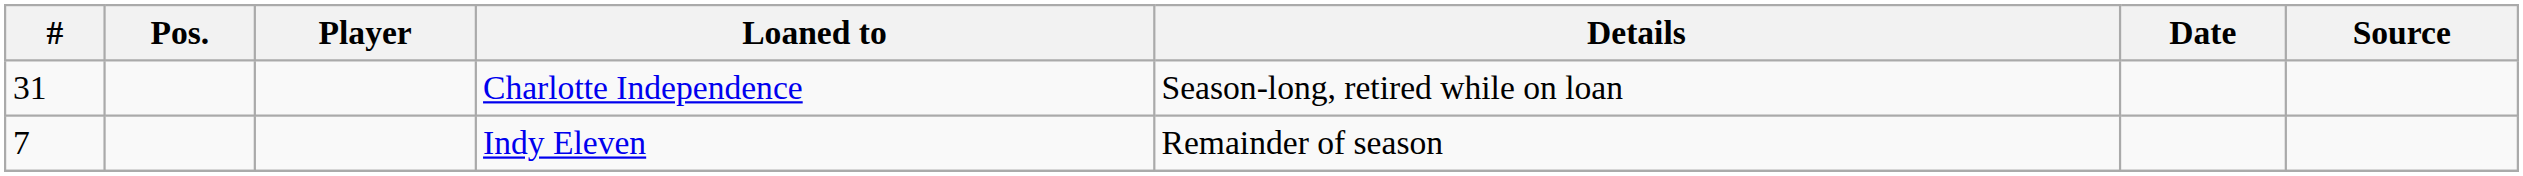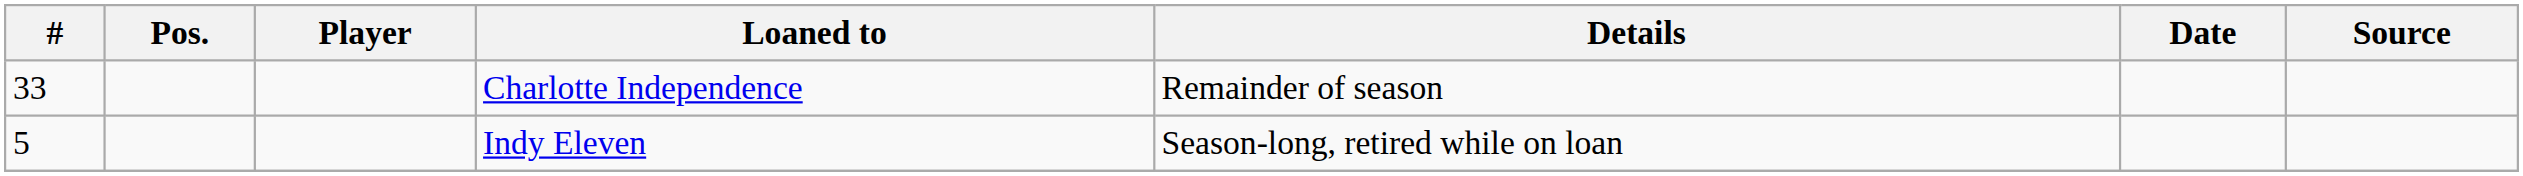(30, 87) 31 -> (30, 87) 33
(1392, 87) Season-long, retired while on loan -> (1302, 87) Remainder of season
(21, 143) 7 -> (21, 143) 5
(1302, 143) Remainder of season -> (1392, 143) Season-long, retired while on loan
